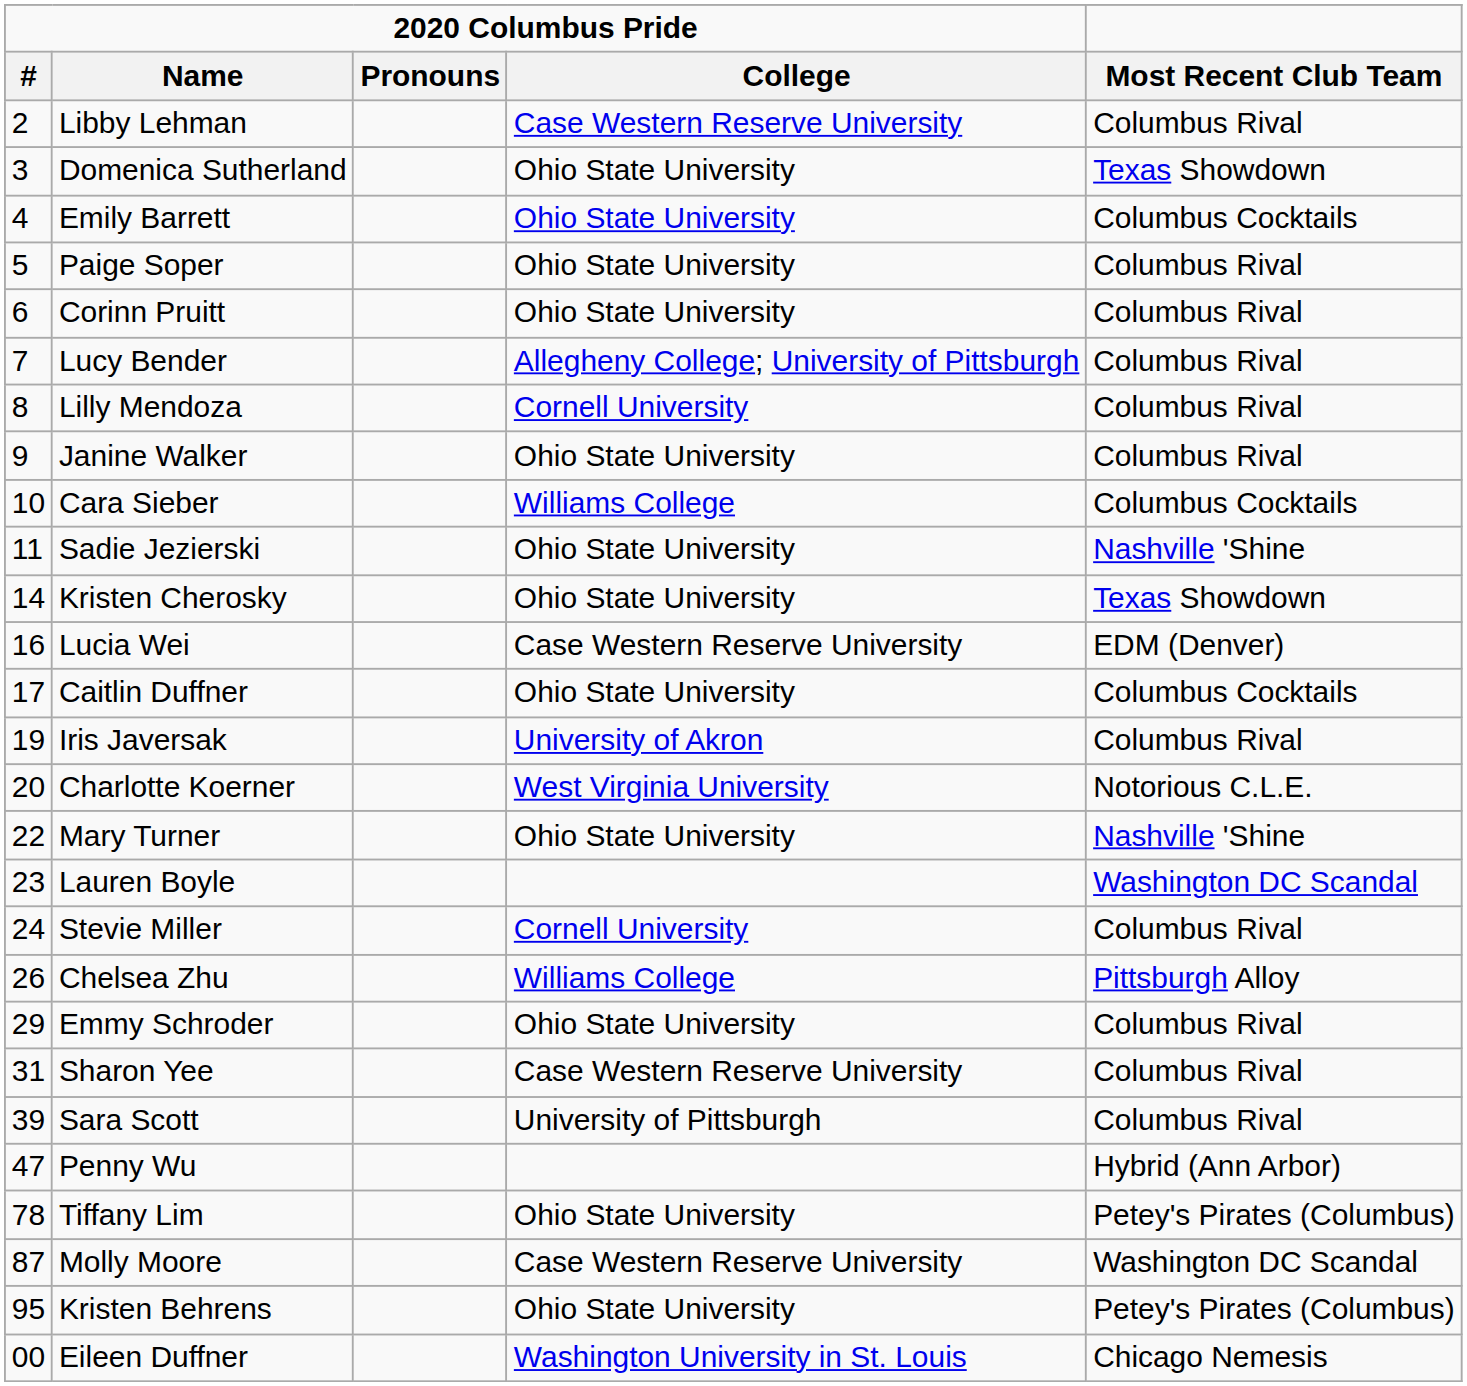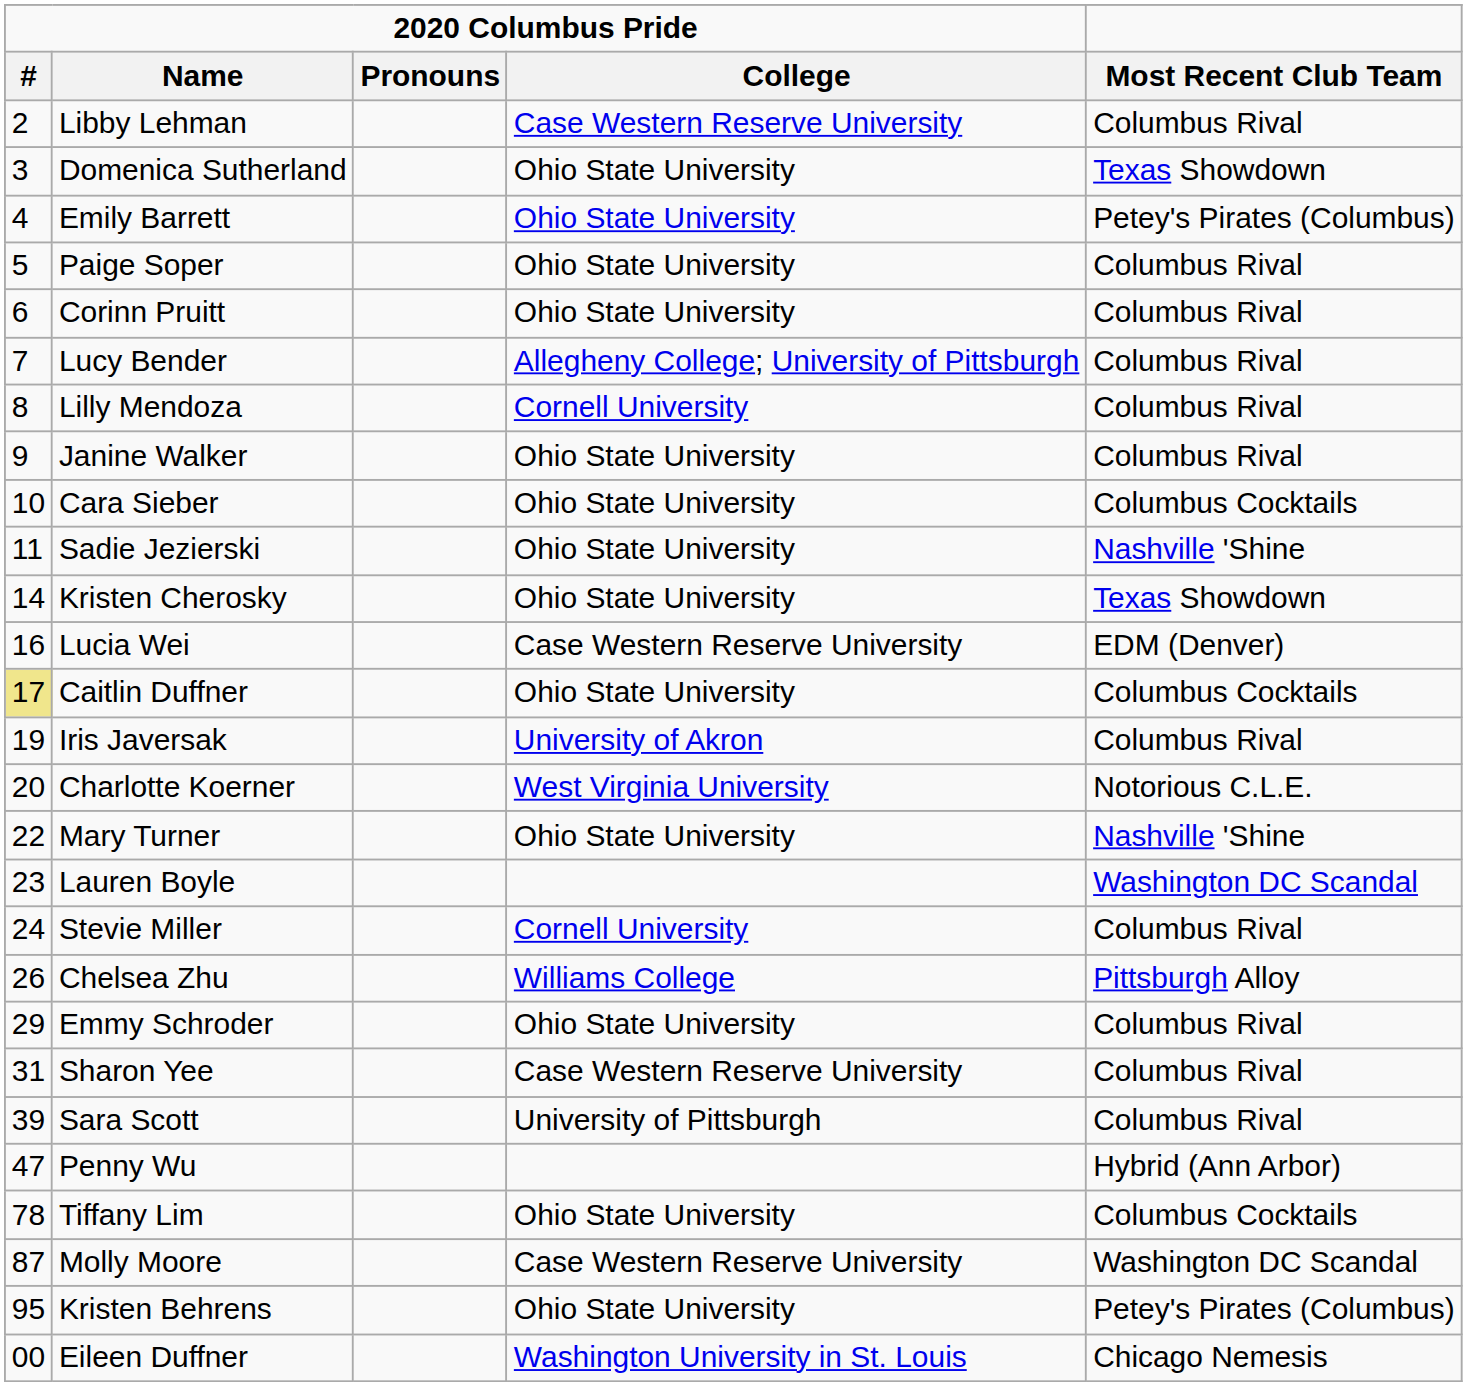(1225, 218) Columbus Cocktails -> (1274, 218) Petey's Pirates (Columbus)
(624, 502) Williams College -> (654, 502) Ohio State University
(28, 692) no background -> (28, 692) khaki background
(1274, 1214) Petey's Pirates (Columbus) -> (1225, 1214) Columbus Cocktails
